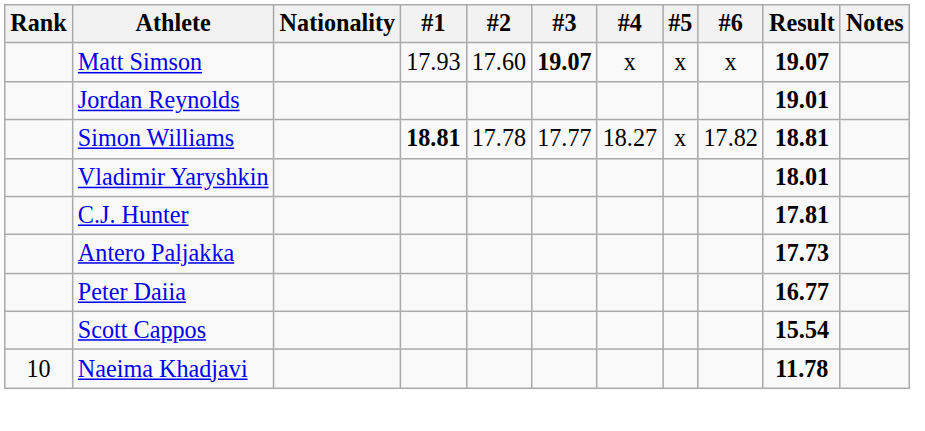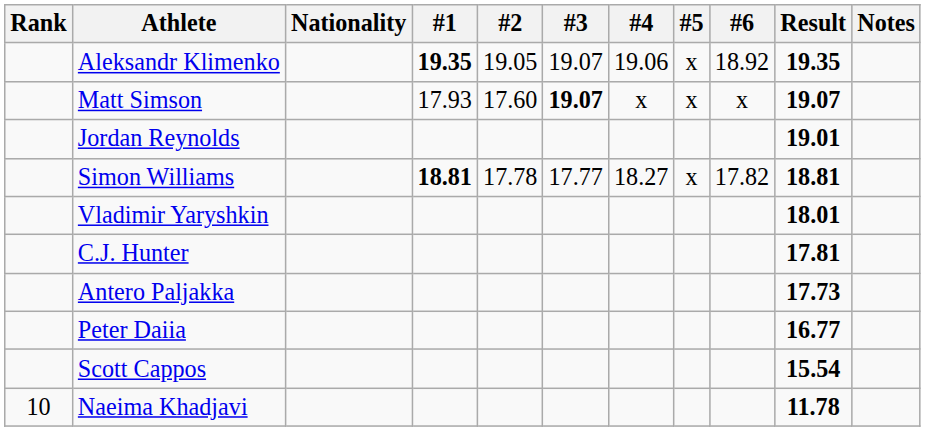+ row: (179, 61)
